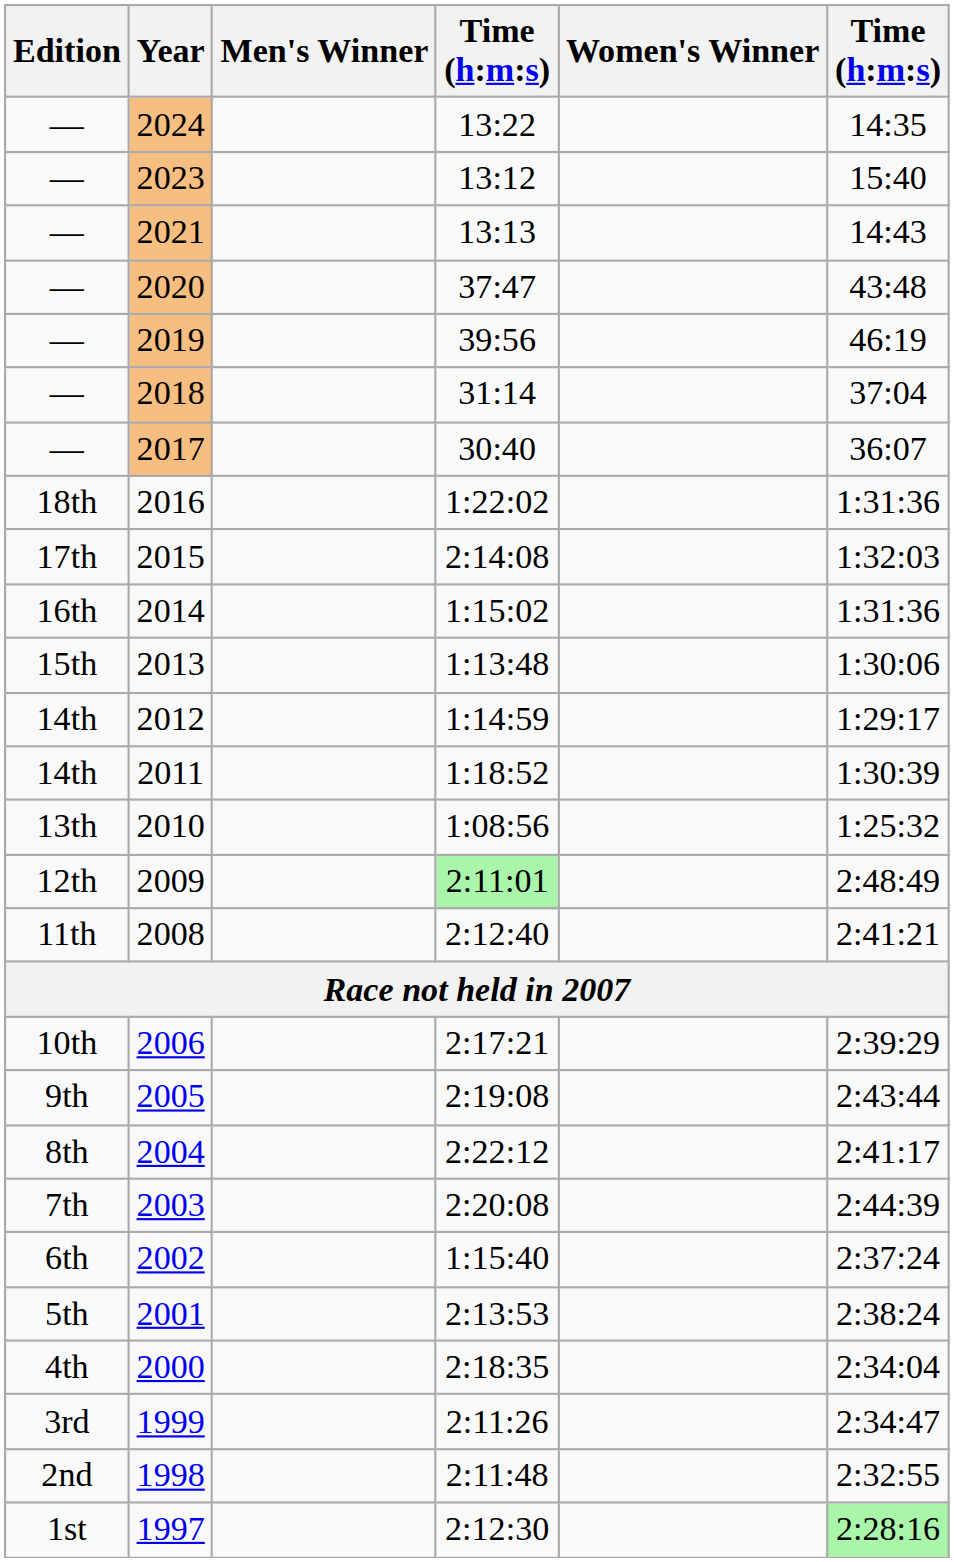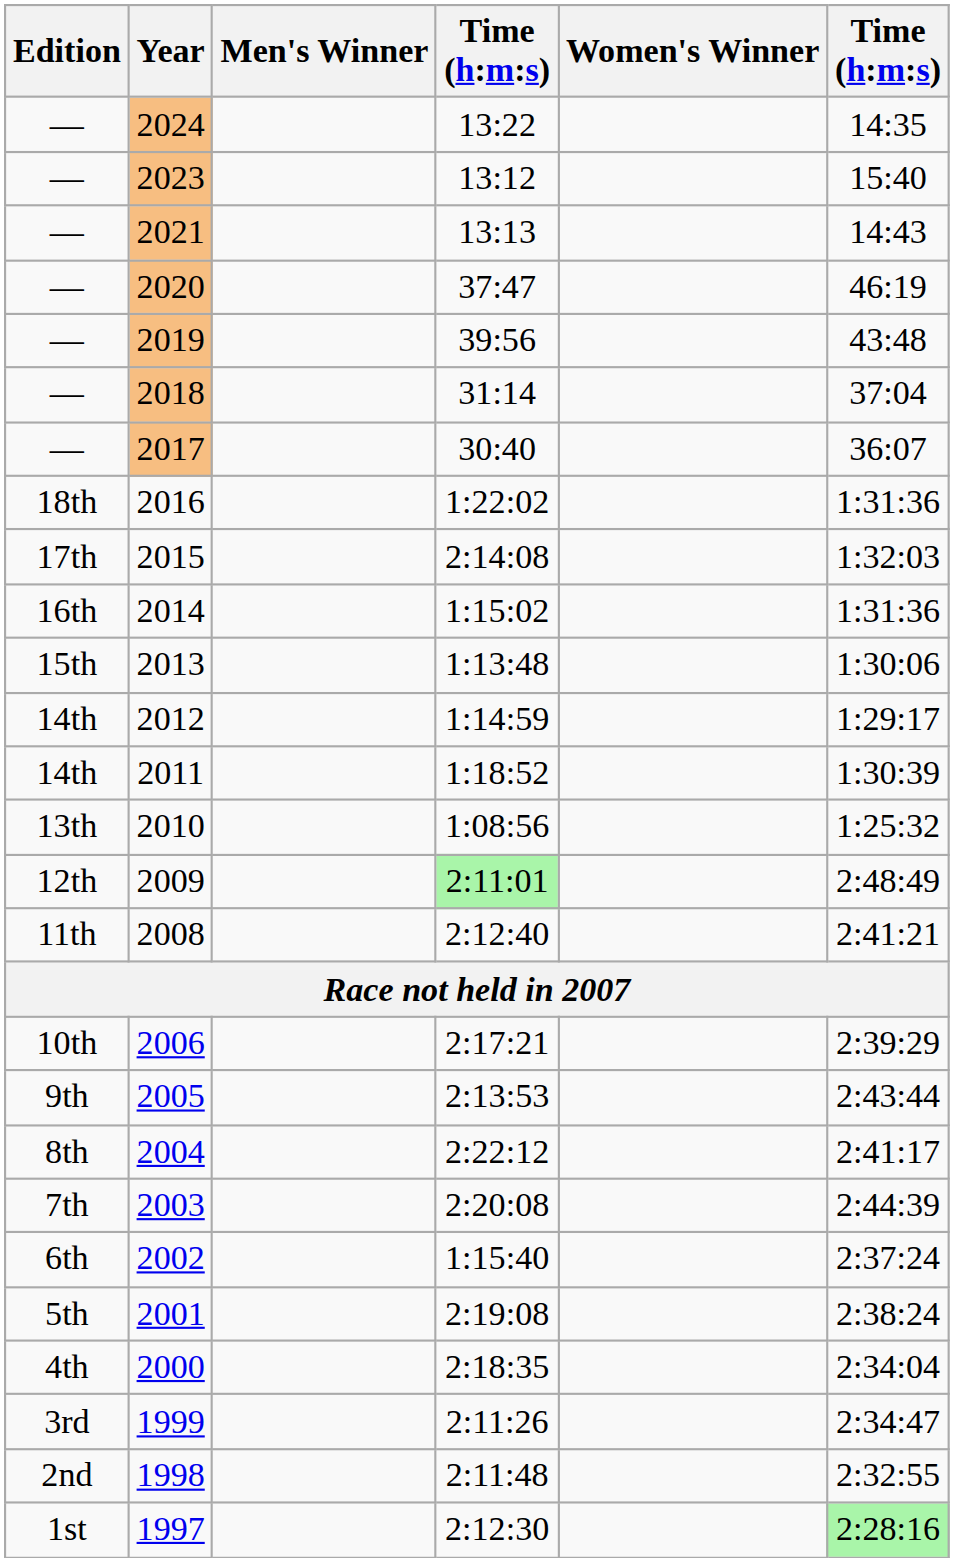(888, 286) 43:48 -> (888, 286) 46:19
(888, 340) 46:19 -> (888, 340) 43:48
(497, 1096) 2:19:08 -> (497, 1096) 2:13:53
(497, 1312) 2:13:53 -> (497, 1312) 2:19:08
